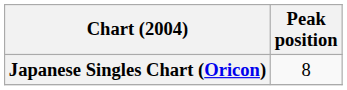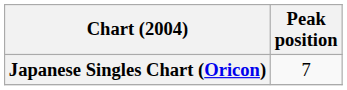(306, 69) 8 -> (306, 69) 7
